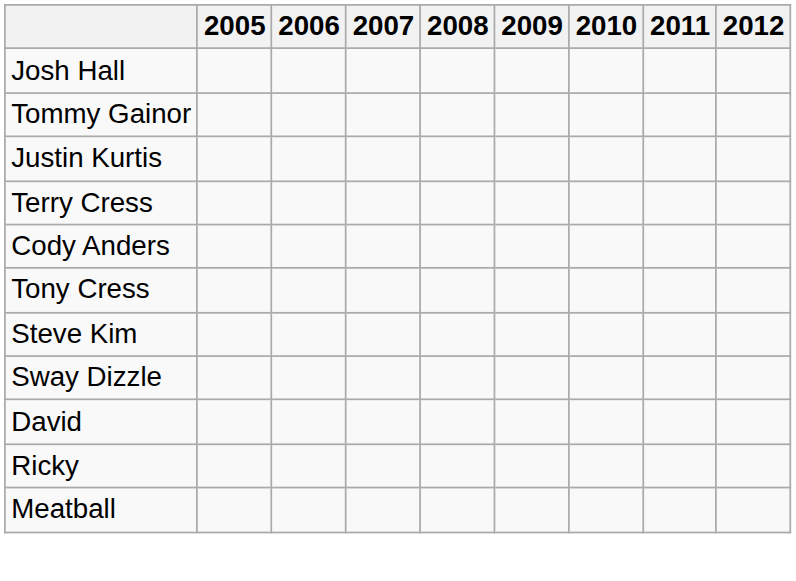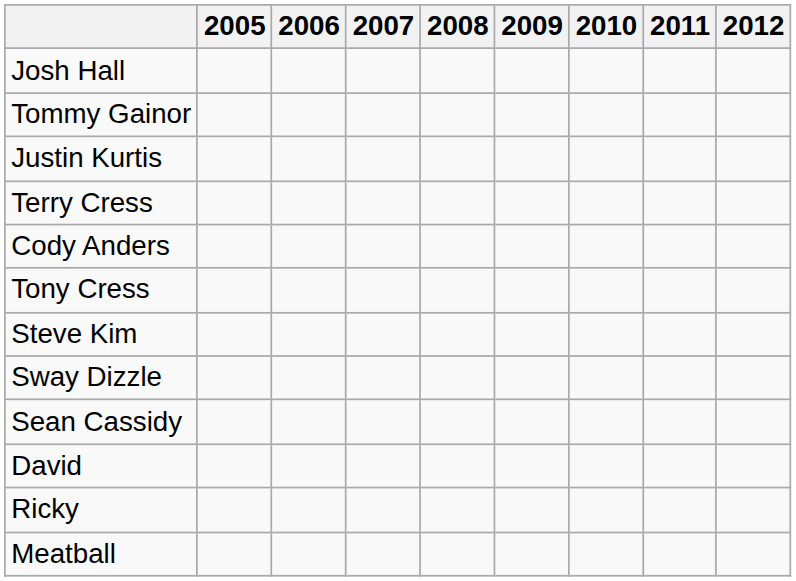+ row: (97, 421)
